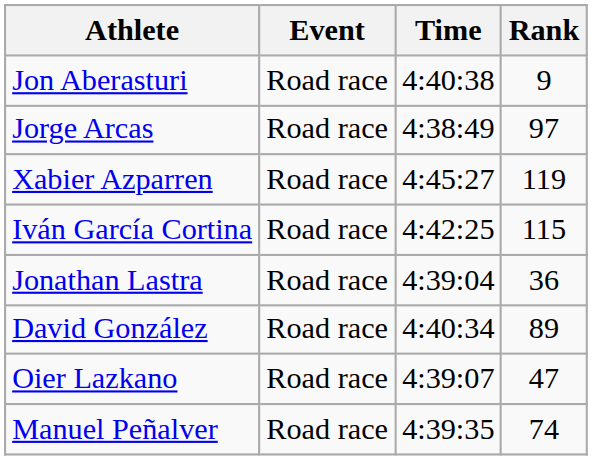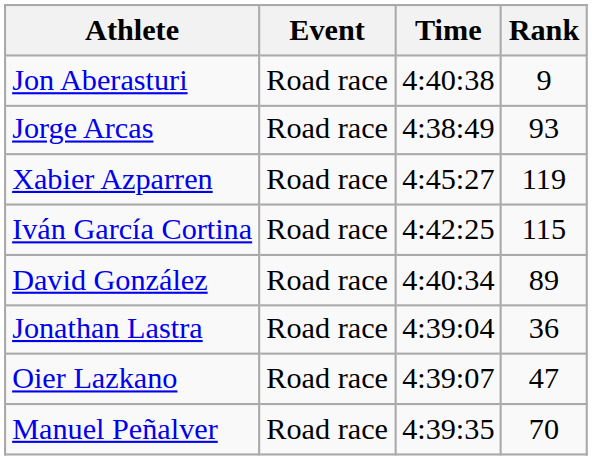(544, 129) 97 -> (544, 129) 93
rows swapped: (110, 329) <-> (107, 279)
(544, 428) 74 -> (544, 428) 70
